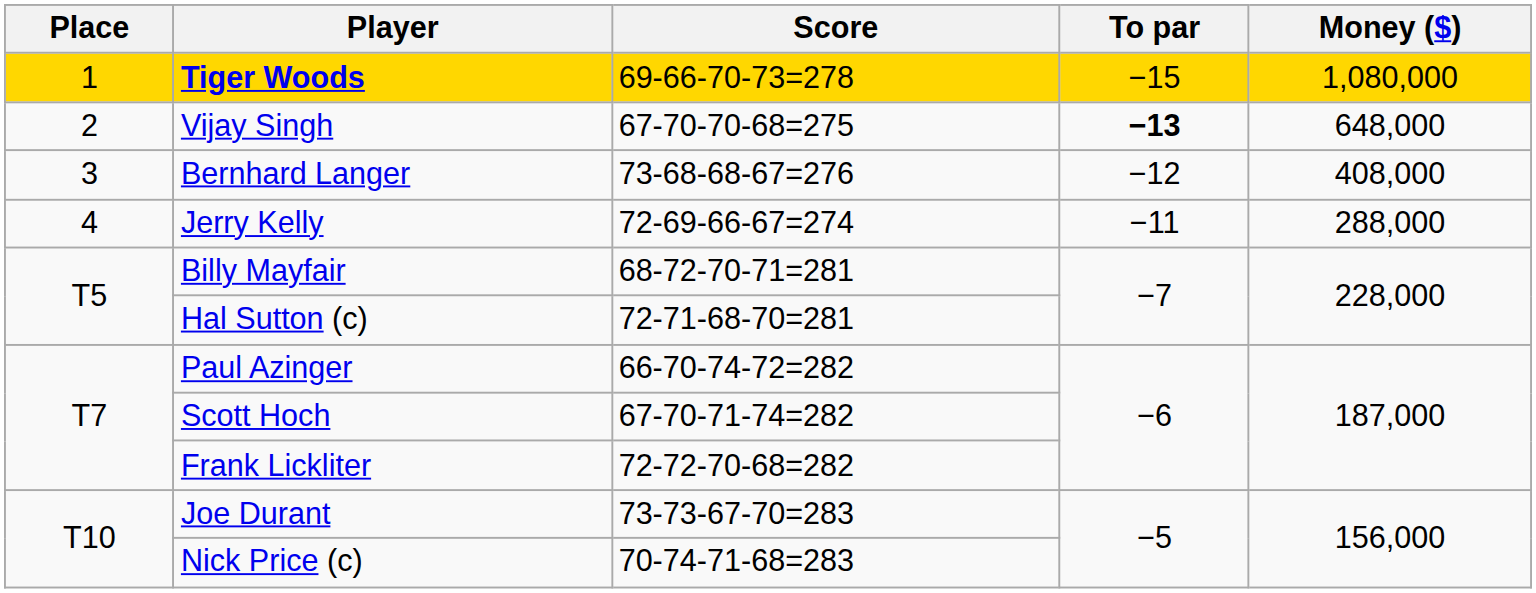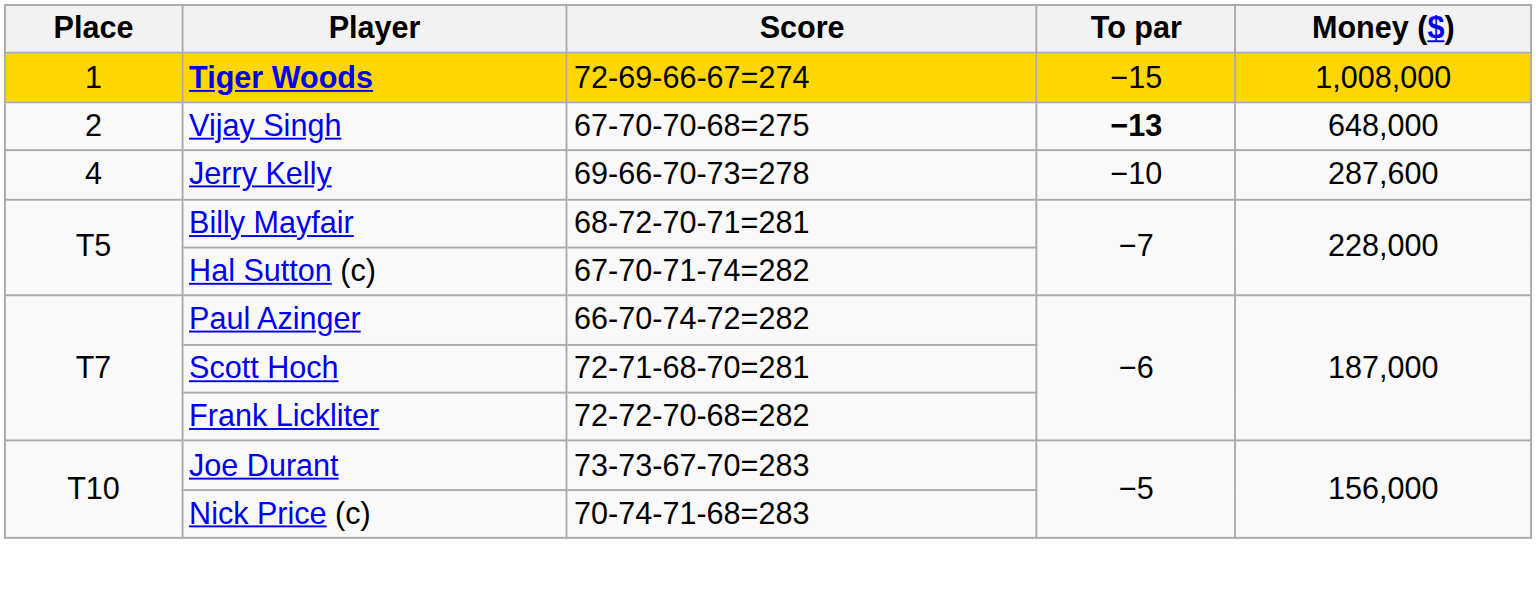(736, 77) 69-66-70-73=278 -> (692, 77) 72-69-66-67=274
(1390, 77) 1,080,000 -> (1383, 77) 1,008,000
- row: (296, 174)
(736, 222) 72-69-66-67=274 -> (692, 174) 69-66-70-73=278
(1155, 222) −11 -> (1136, 174) −10
(1390, 222) 288,000 -> (1383, 174) 287,600
(736, 319) 72-71-68-70=281 -> (692, 271) 67-70-71-74=282
(736, 416) 67-70-71-74=282 -> (692, 367) 72-71-68-70=281
